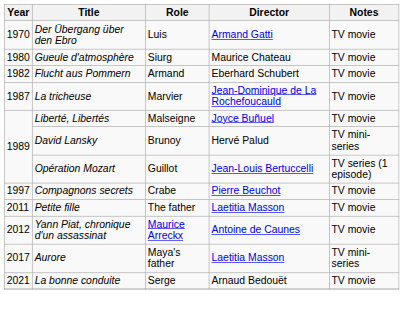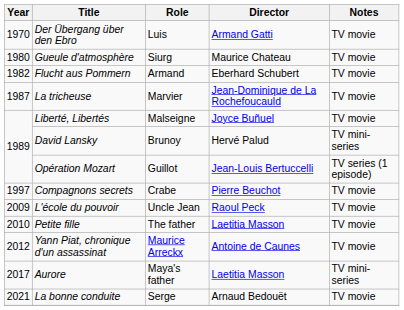+ row: (77, 207)
(18, 207) 2011 -> (18, 224) 2010
